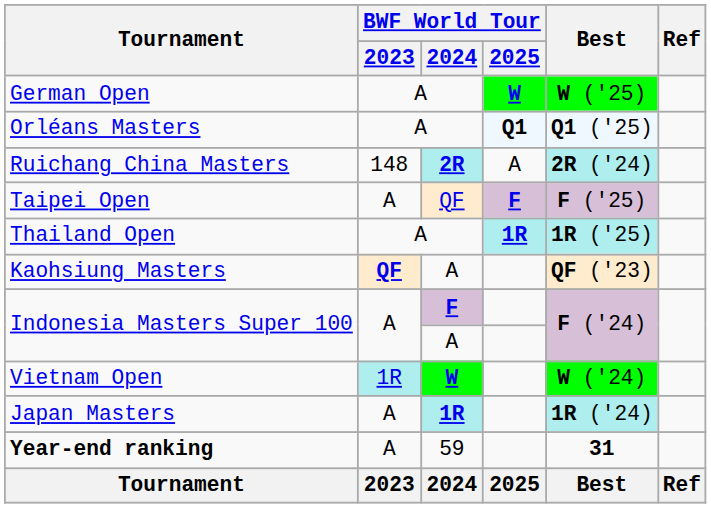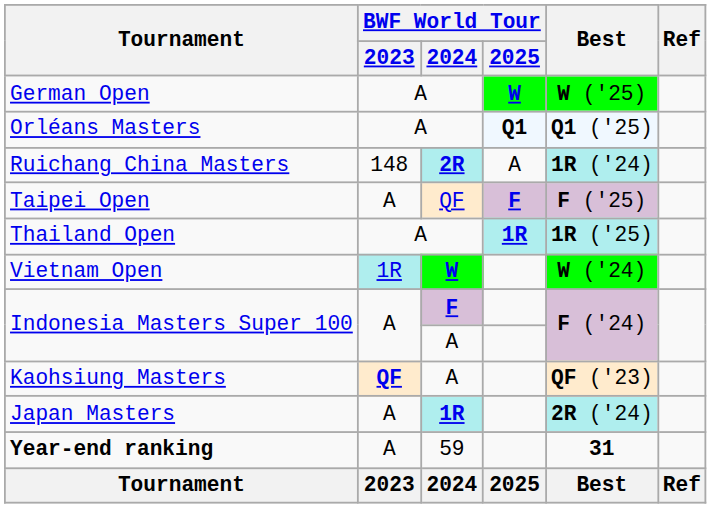(602, 165) 2R ('24) -> (602, 165) 1R ('24)
rows swapped: (118, 271) <-> (86, 378)
(602, 414) 1R ('24) -> (602, 414) 2R ('24)
